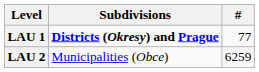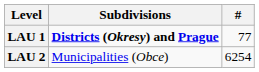(238, 57) 6259 -> (238, 57) 6254
